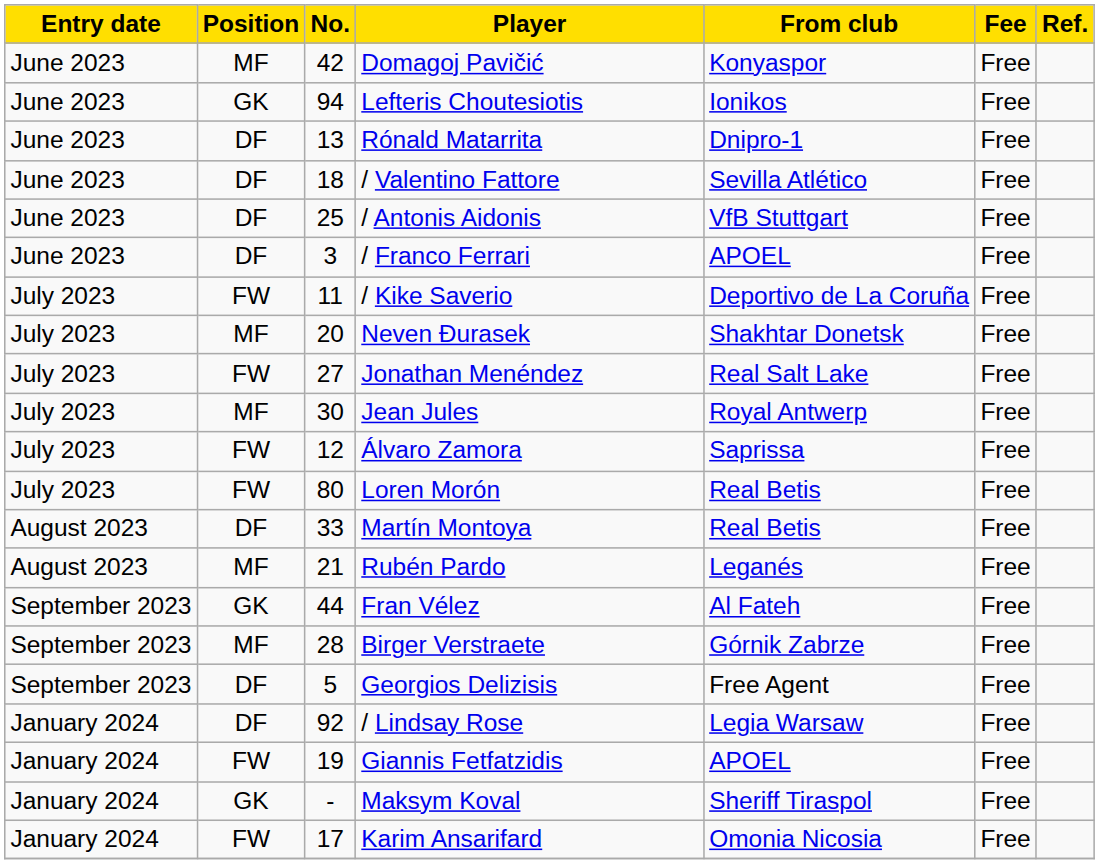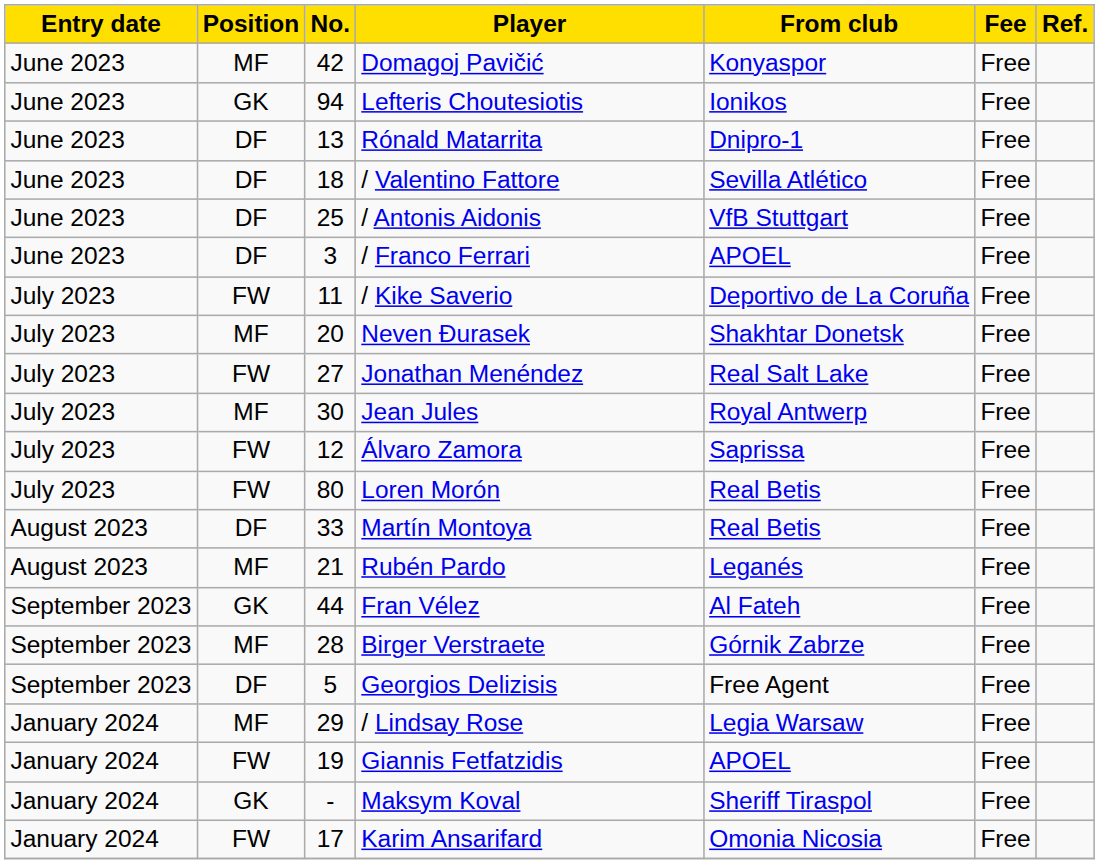(251, 722) DF -> (251, 722) MF
(330, 722) 92 -> (330, 722) 29
